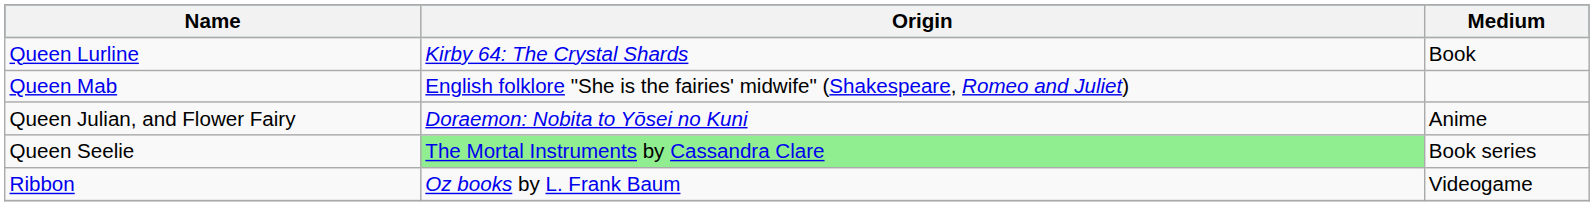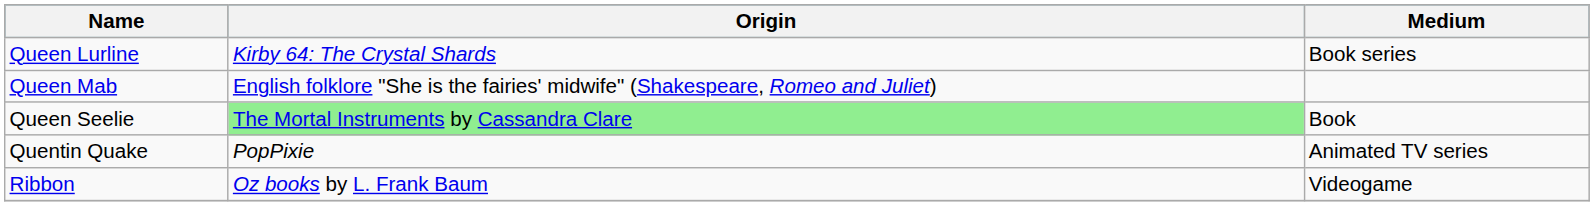(1452, 54) Book -> (1363, 54) Book series
- row: (153, 119)
(1483, 152) Book series -> (1332, 119) Book
+ row: (79, 152)
